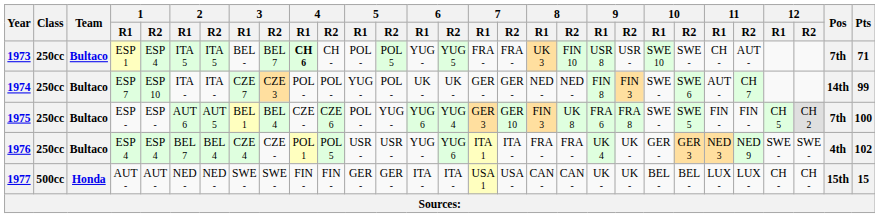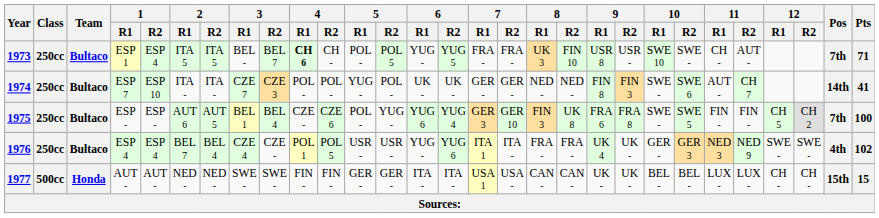(863, 87) 99 -> (863, 87) 41
